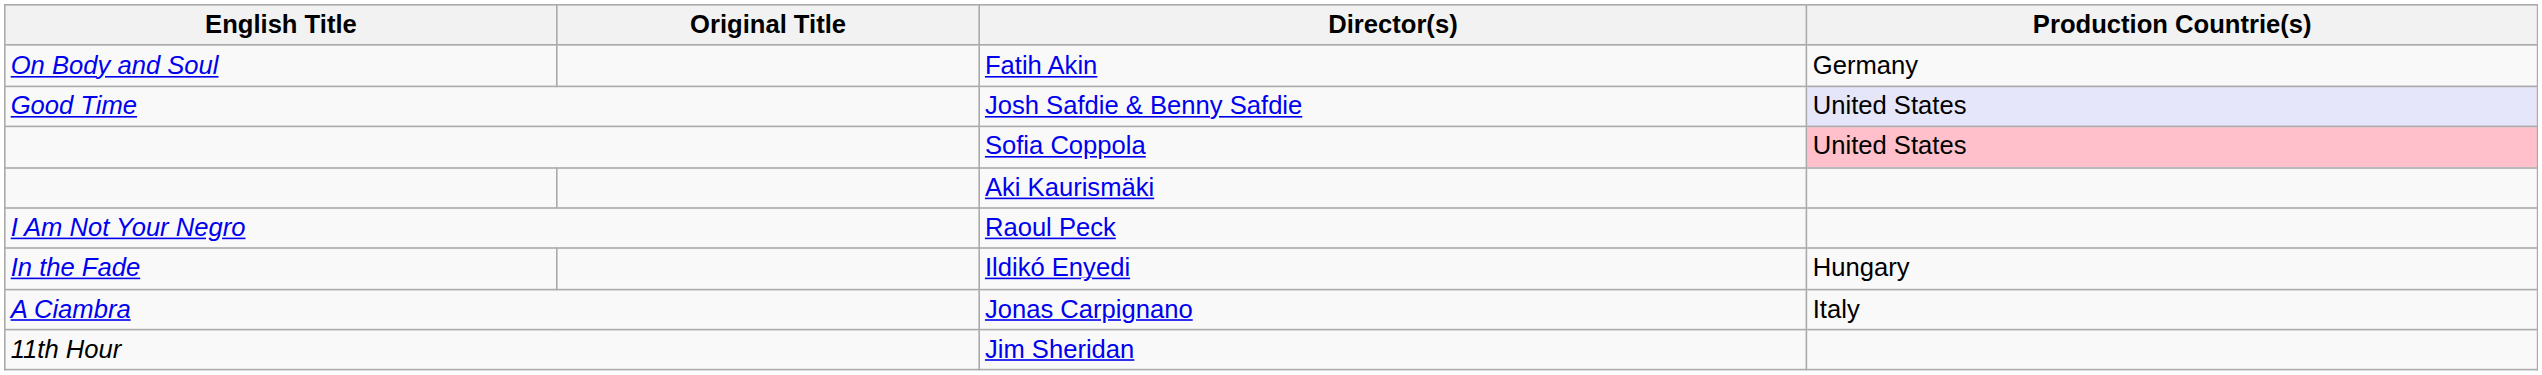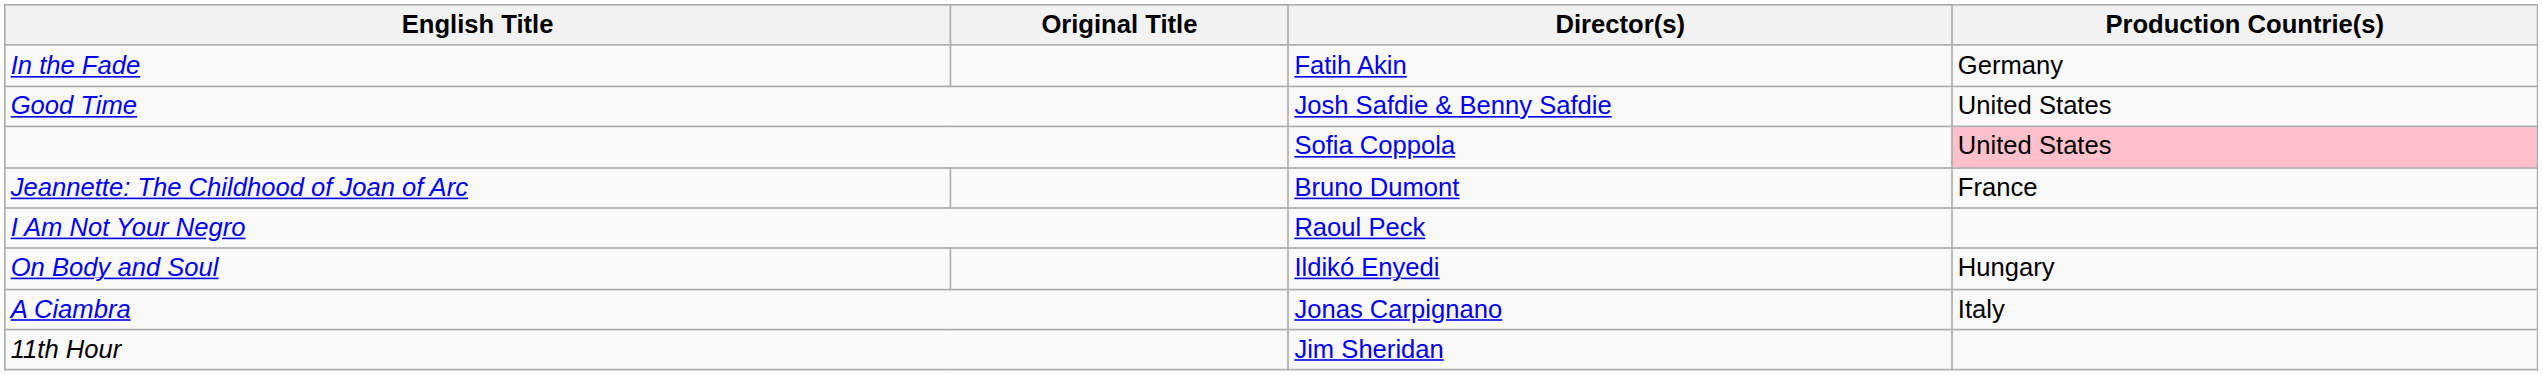(115, 65) On Body and Soul -> (75, 65) In the Fade
(1890, 106) lavender background -> (2035, 106) no background
- row: (1070, 187)
+ row: (1377, 187)
(75, 268) In the Fade -> (115, 268) On Body and Soul
